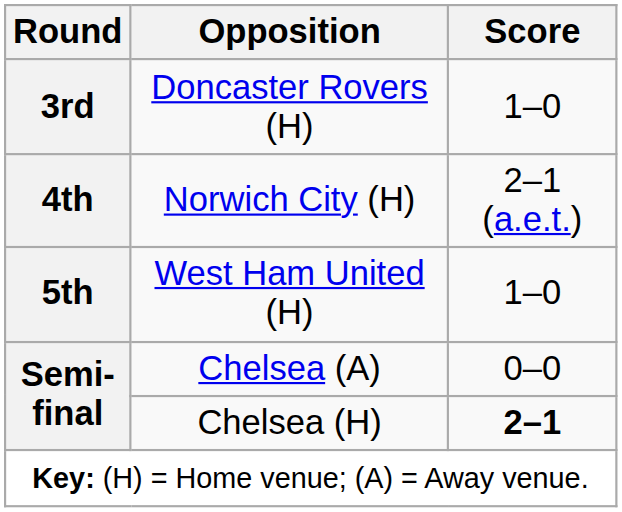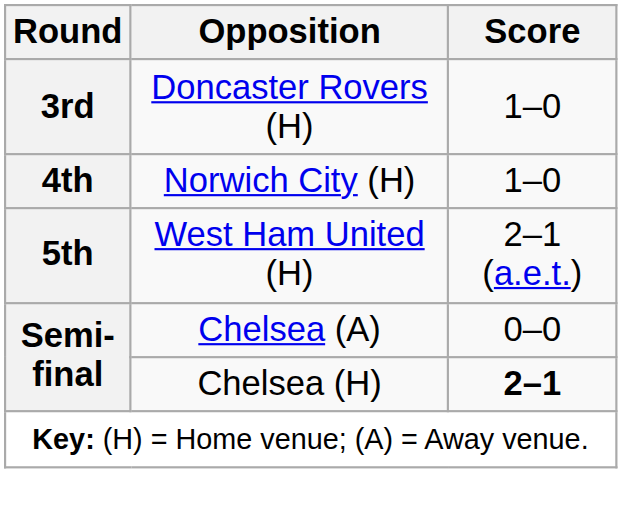(532, 199) 2–1 (a.e.t.) -> (532, 180) 1–0
(532, 293) 1–0 -> (532, 254) 2–1 (a.e.t.)
